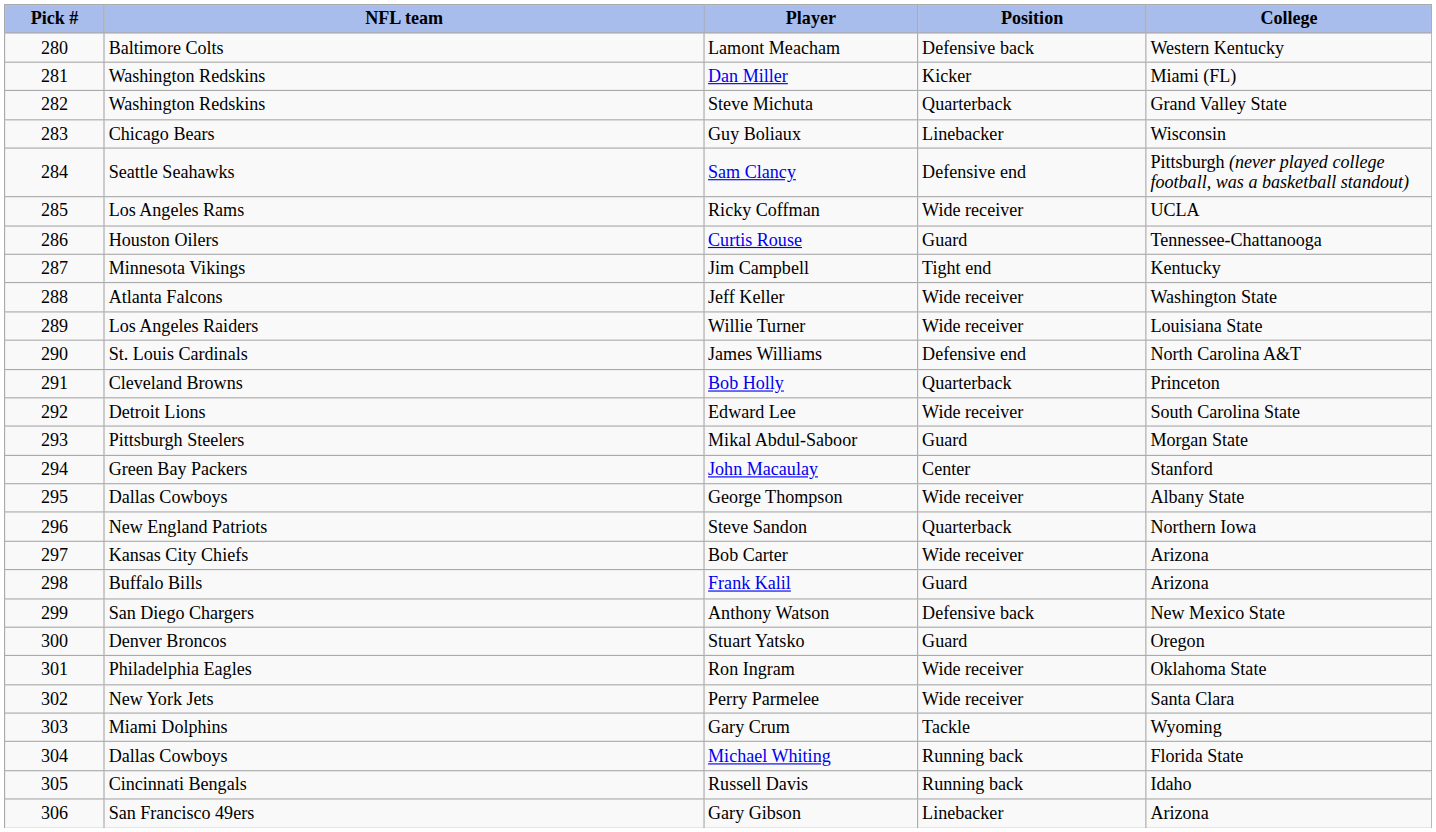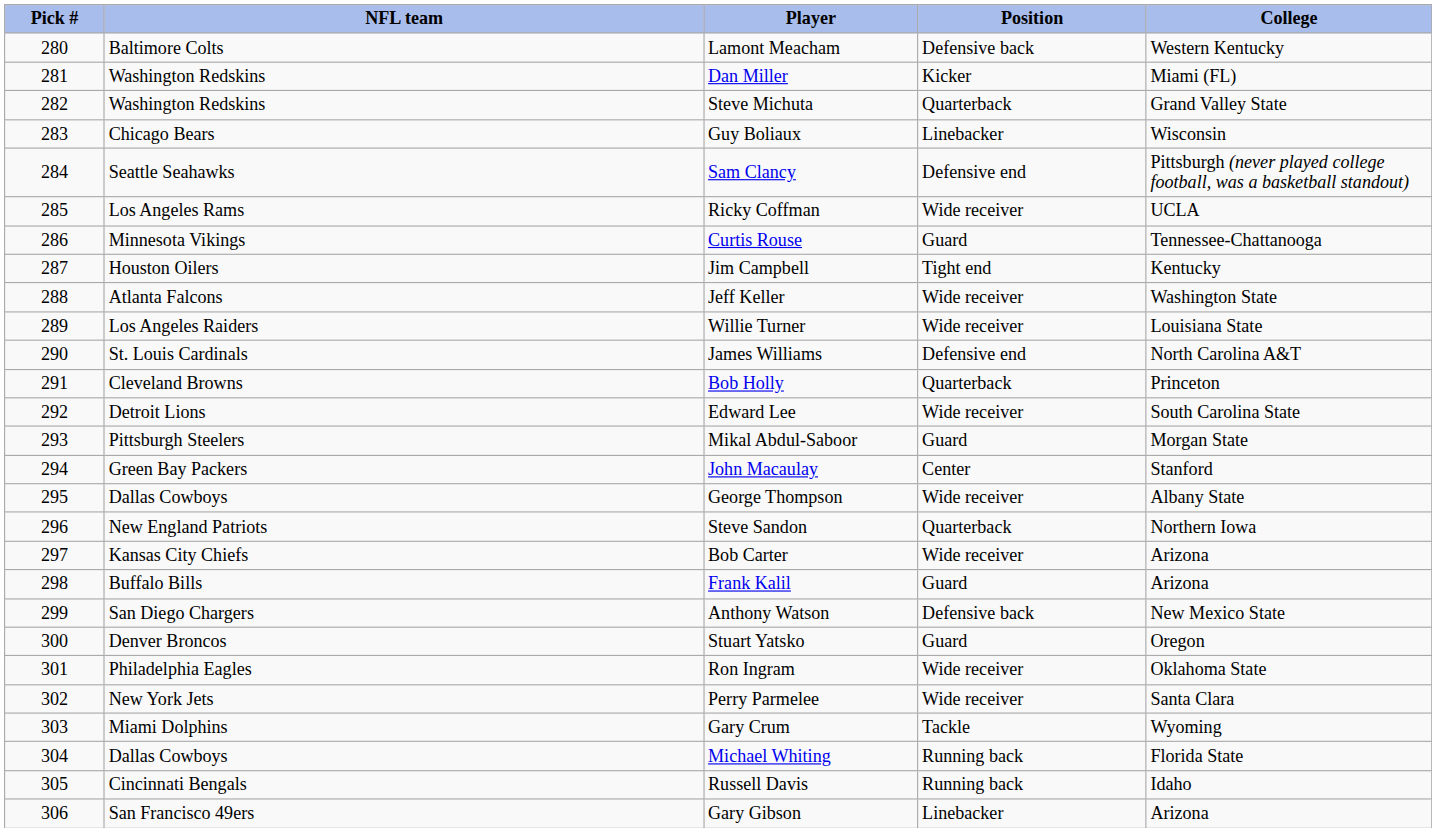(164, 239) Houston Oilers -> (177, 239) Minnesota Vikings
(177, 268) Minnesota Vikings -> (164, 268) Houston Oilers
